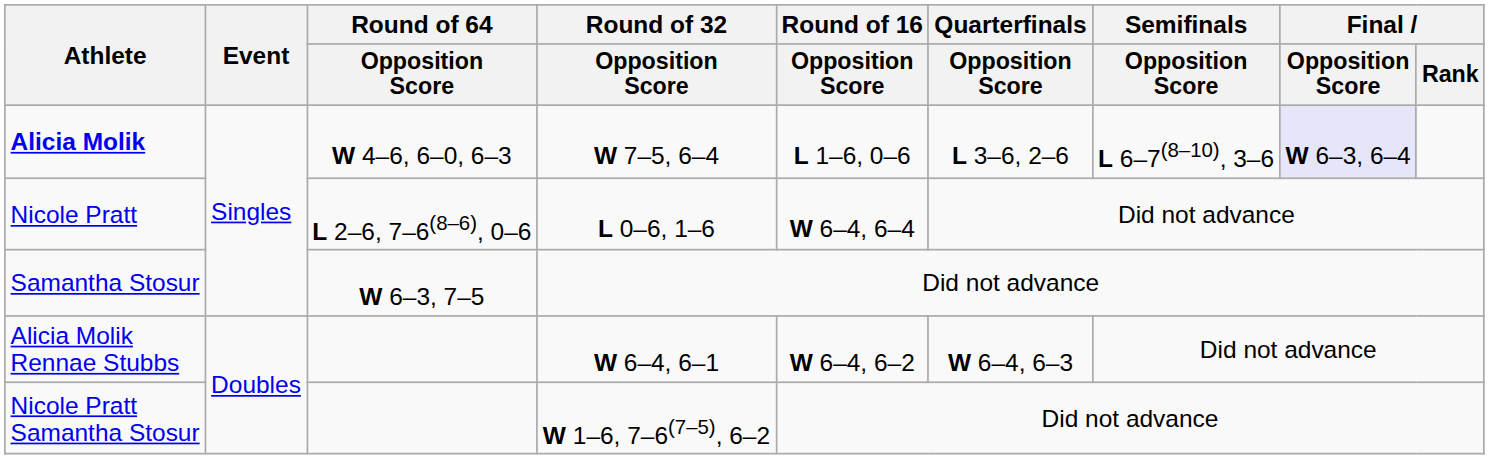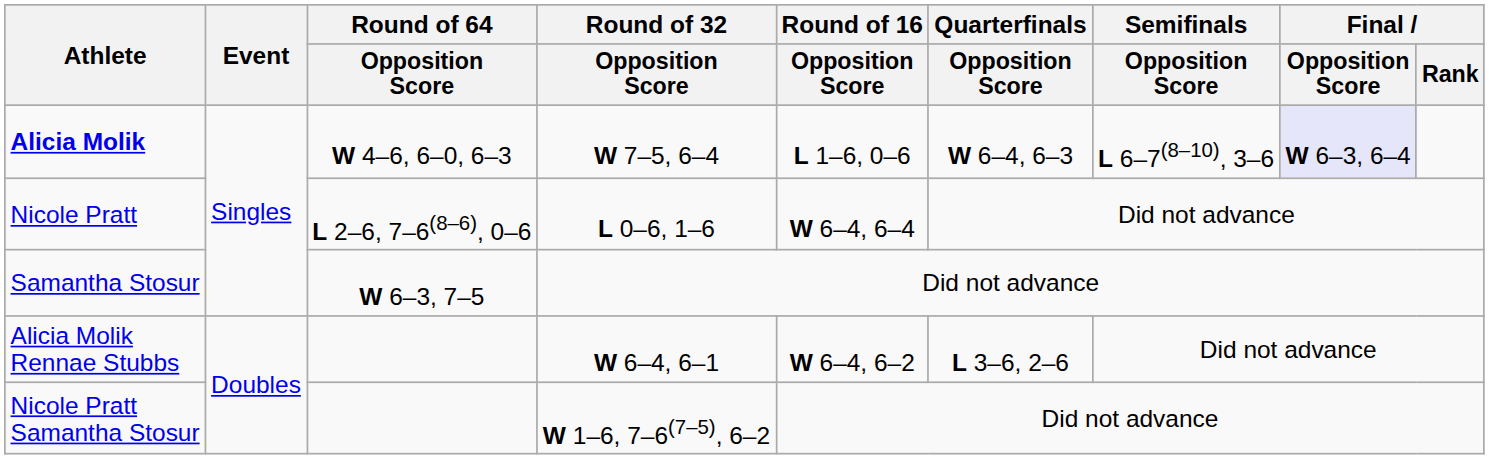(1010, 156) L 3–6, 2–6 -> (1010, 156) W 6–4, 6–3
(1010, 363) W 6–4, 6–3 -> (1010, 363) L 3–6, 2–6
